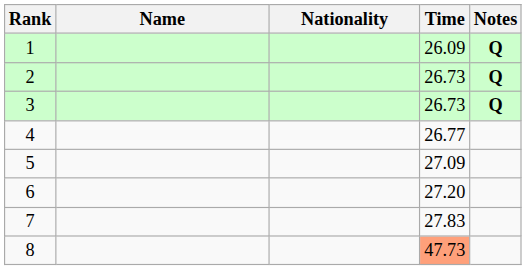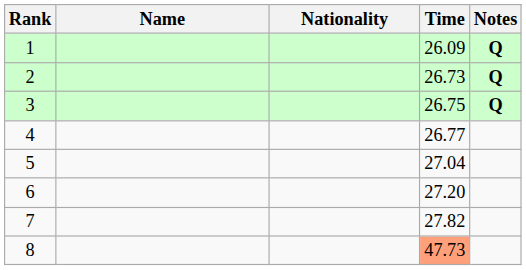(445, 105) 26.73 -> (445, 105) 26.75
(445, 163) 27.09 -> (445, 163) 27.04
(445, 221) 27.83 -> (445, 221) 27.82
